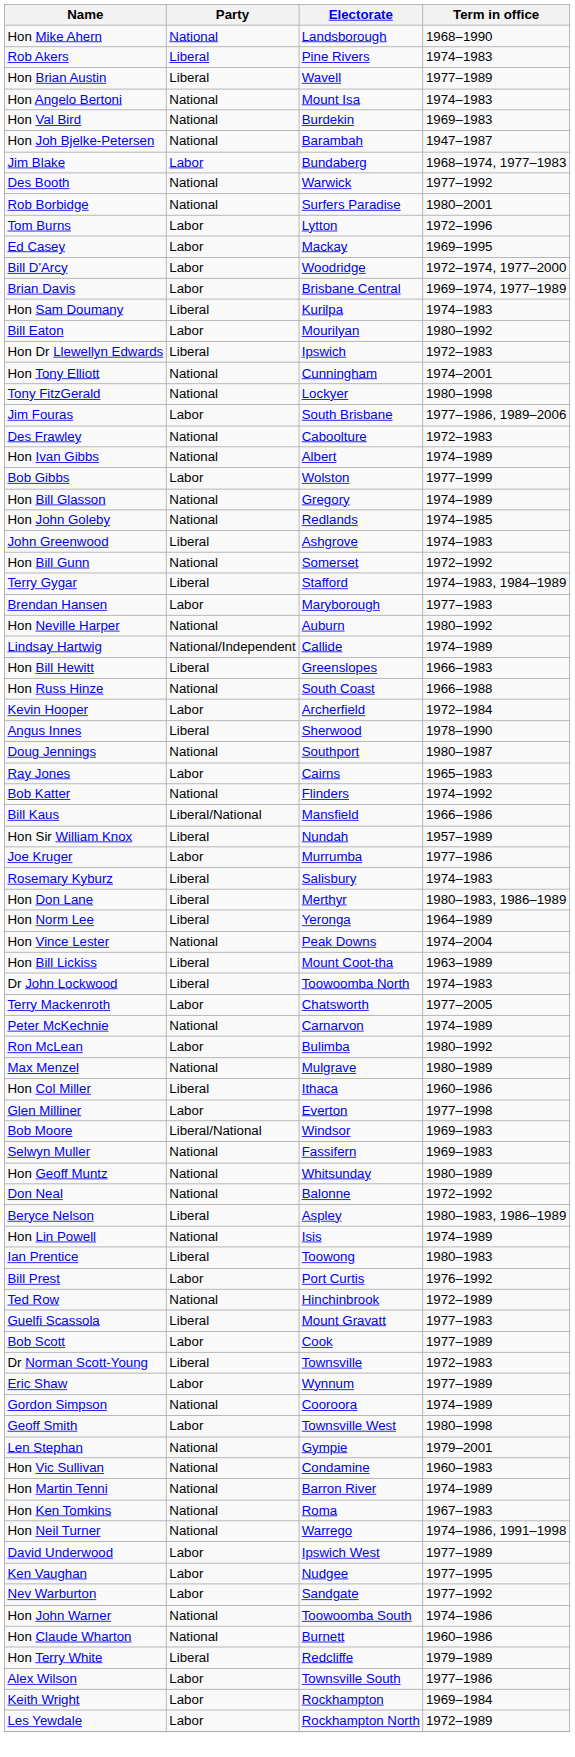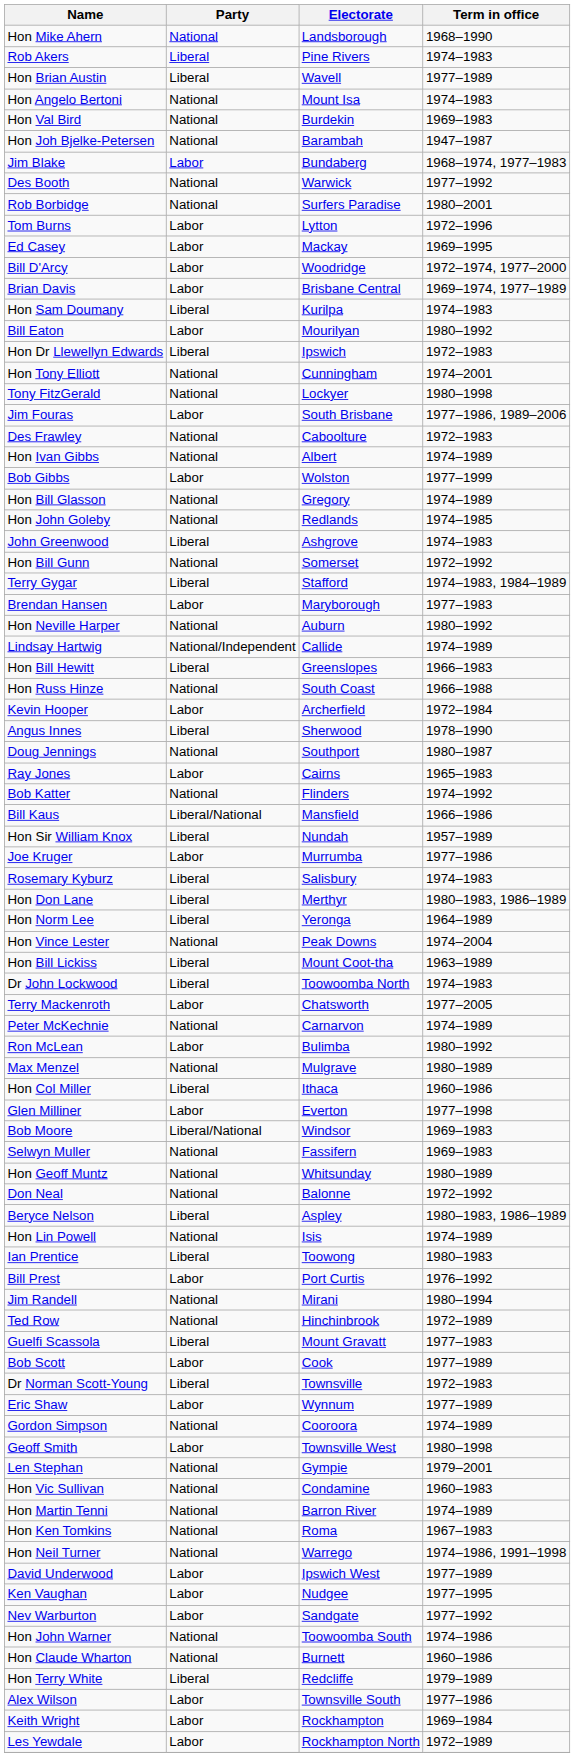+ row: (42, 1299)
